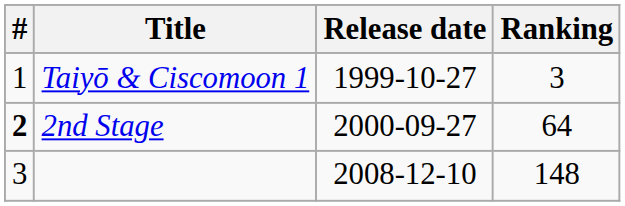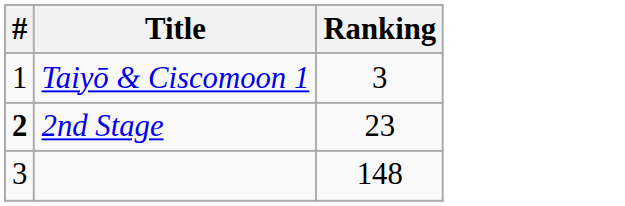- column: (405, 28)
(557, 126) 64 -> (380, 126) 23
